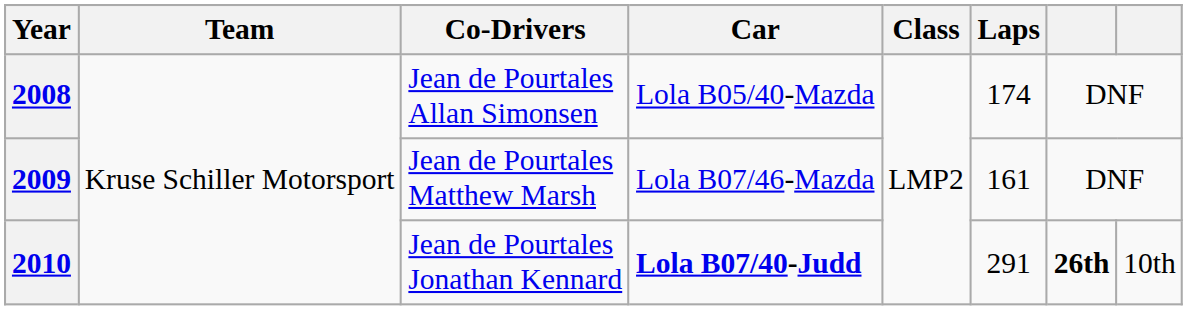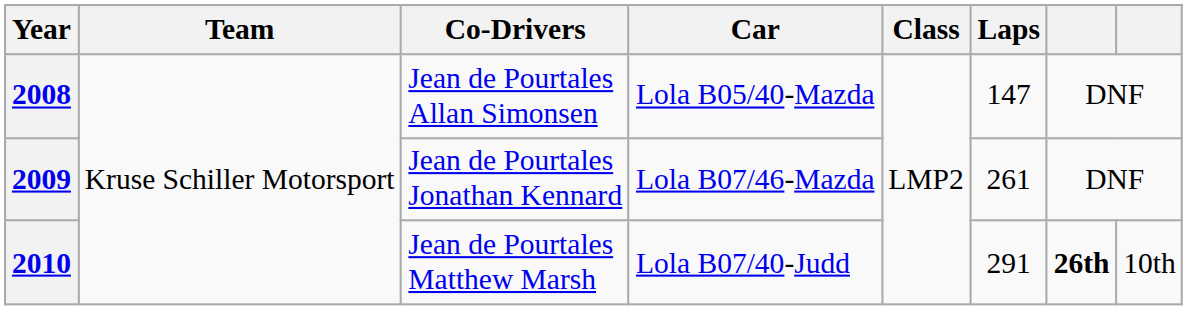(1009, 95) 174 -> (1009, 95) 147
(511, 178) Jean de Pourtales Matthew Marsh -> (515, 178) Jean de Pourtales Jonathan Kennard
(1009, 178) 161 -> (1009, 178) 261
(515, 262) Jean de Pourtales Jonathan Kennard -> (511, 262) Jean de Pourtales Matthew Marsh
(749, 262) bold -> (743, 262) normal
